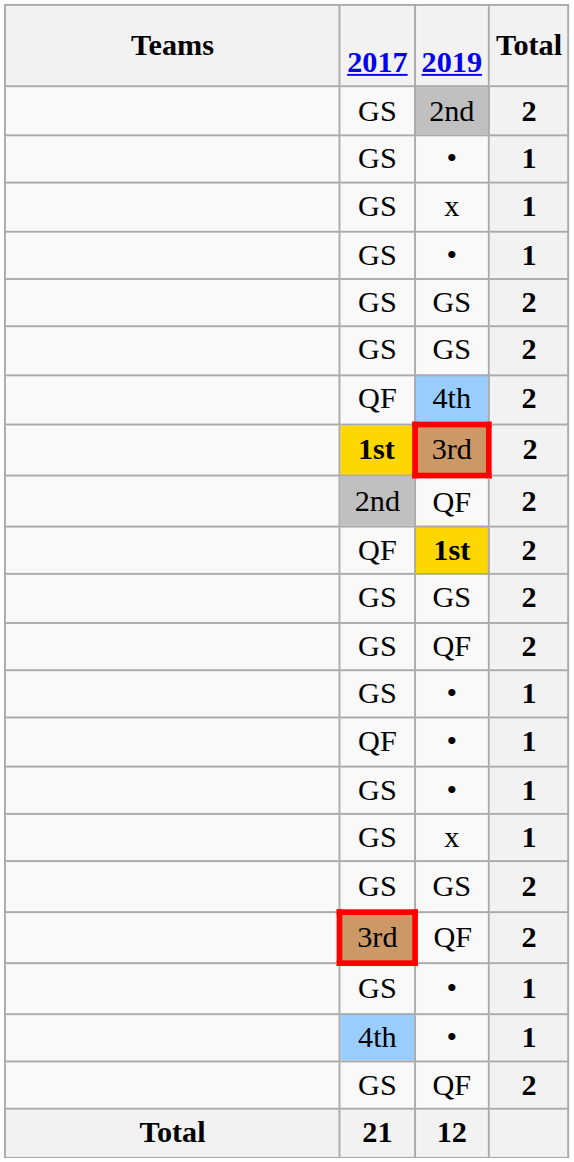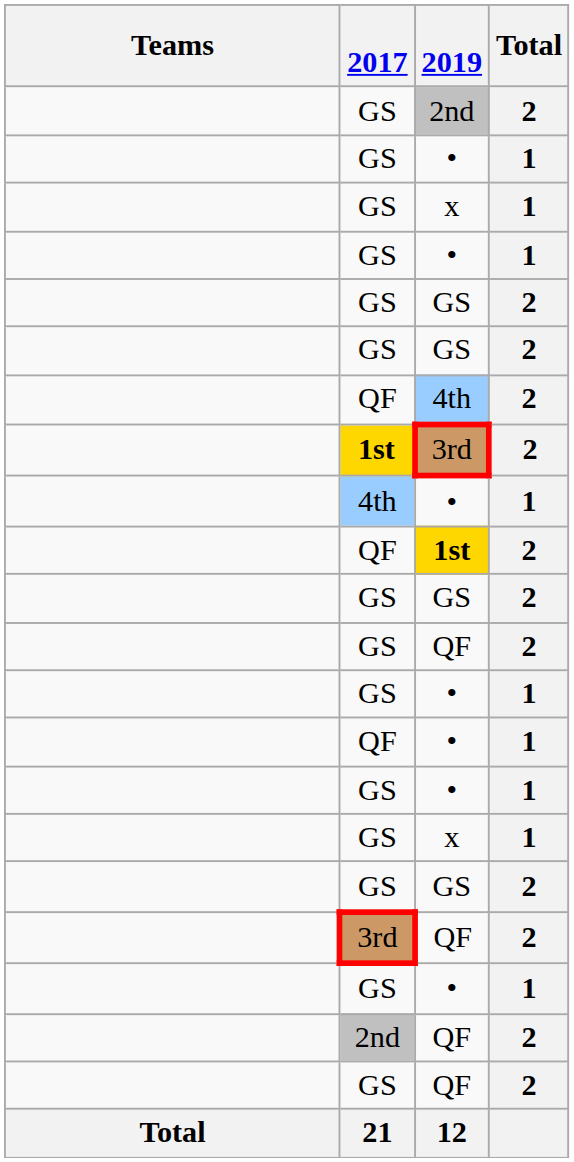rows swapped: (377, 500) <-> (377, 1036)
